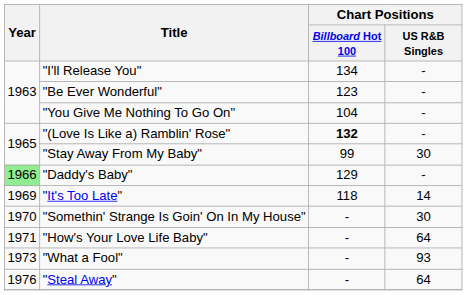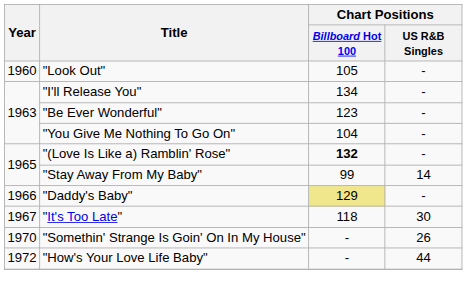+ row: (74, 71)
(424, 154) 30 -> (424, 175) 14
(22, 175) lightgreen background -> (22, 196) no background
(347, 175) no background -> (347, 196) khaki background
(22, 196) 1969 -> (22, 216) 1967
(424, 196) 14 -> (424, 216) 30
(424, 216) 30 -> (424, 237) 26
(22, 237) 1971 -> (22, 258) 1972
(424, 237) 64 -> (424, 258) 44
- row: (83, 258)
- row: (80, 279)
